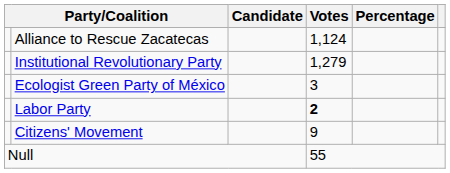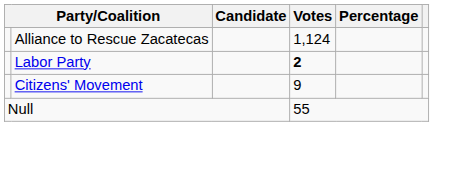- row: (118, 62)
- row: (120, 86)
